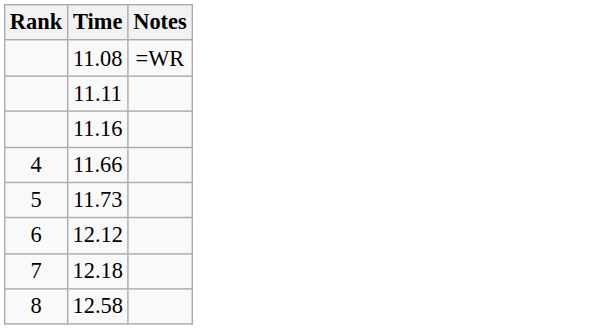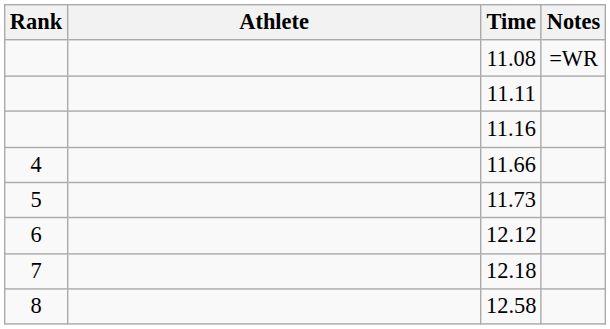+ column: (274, 22)
